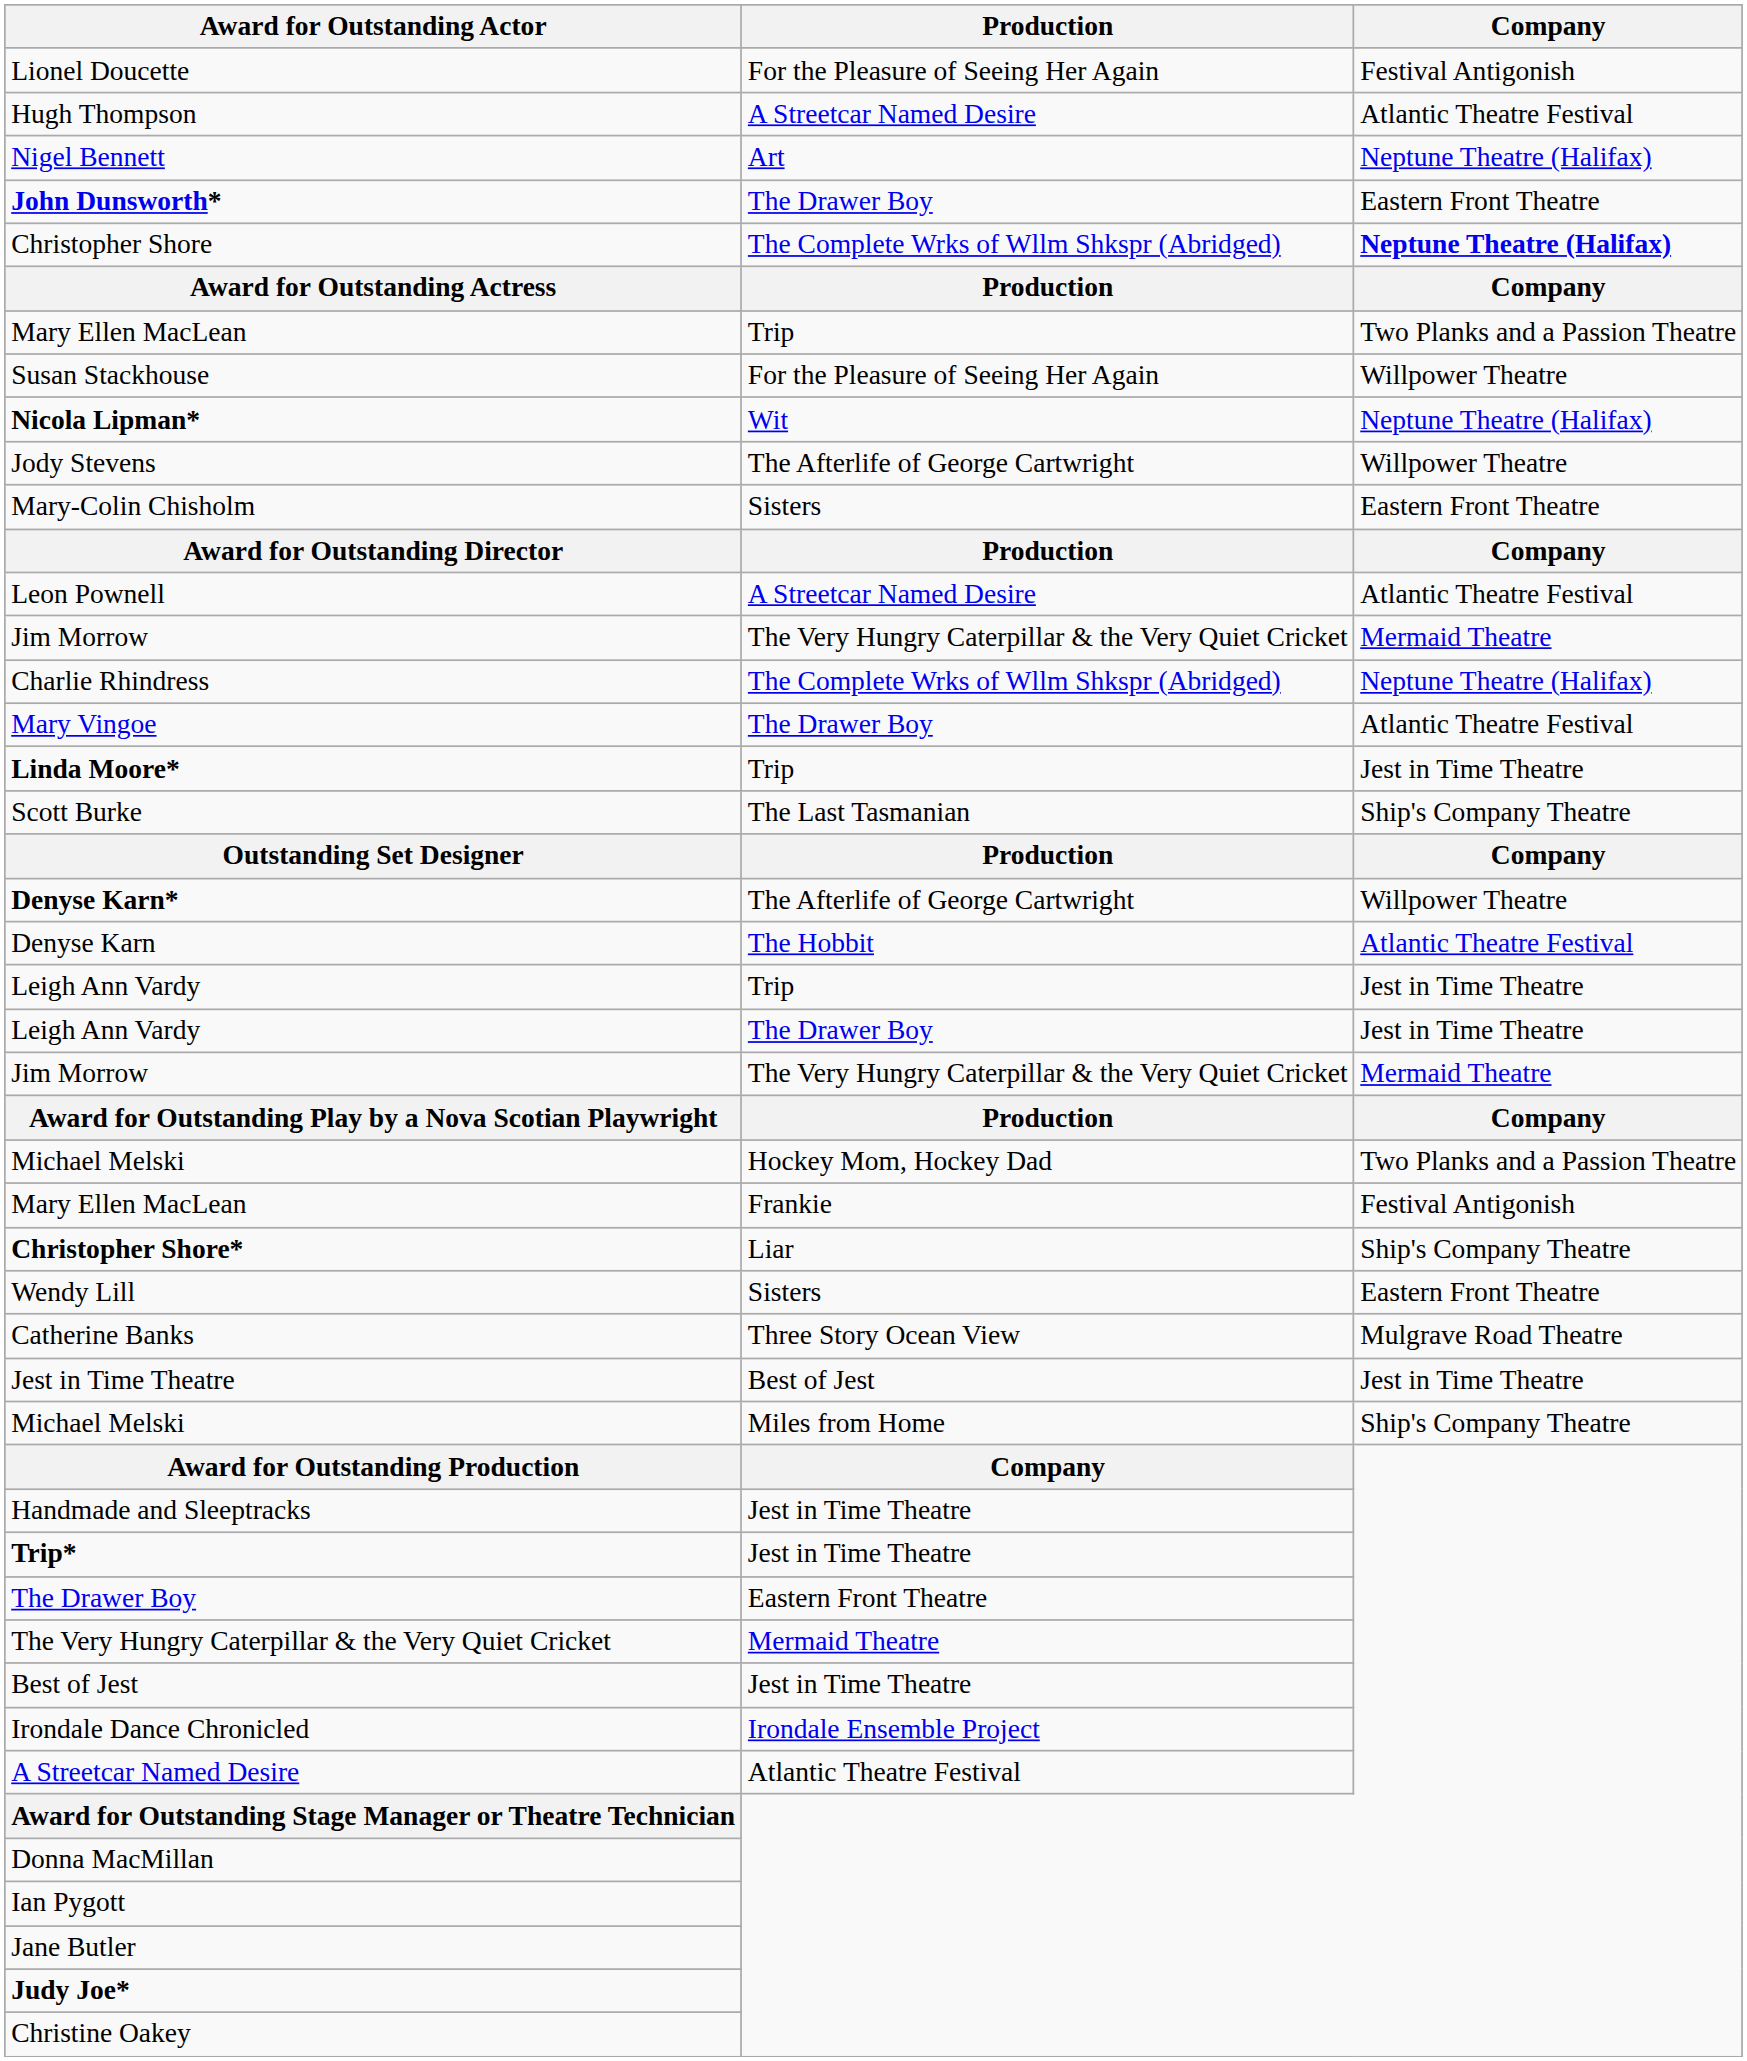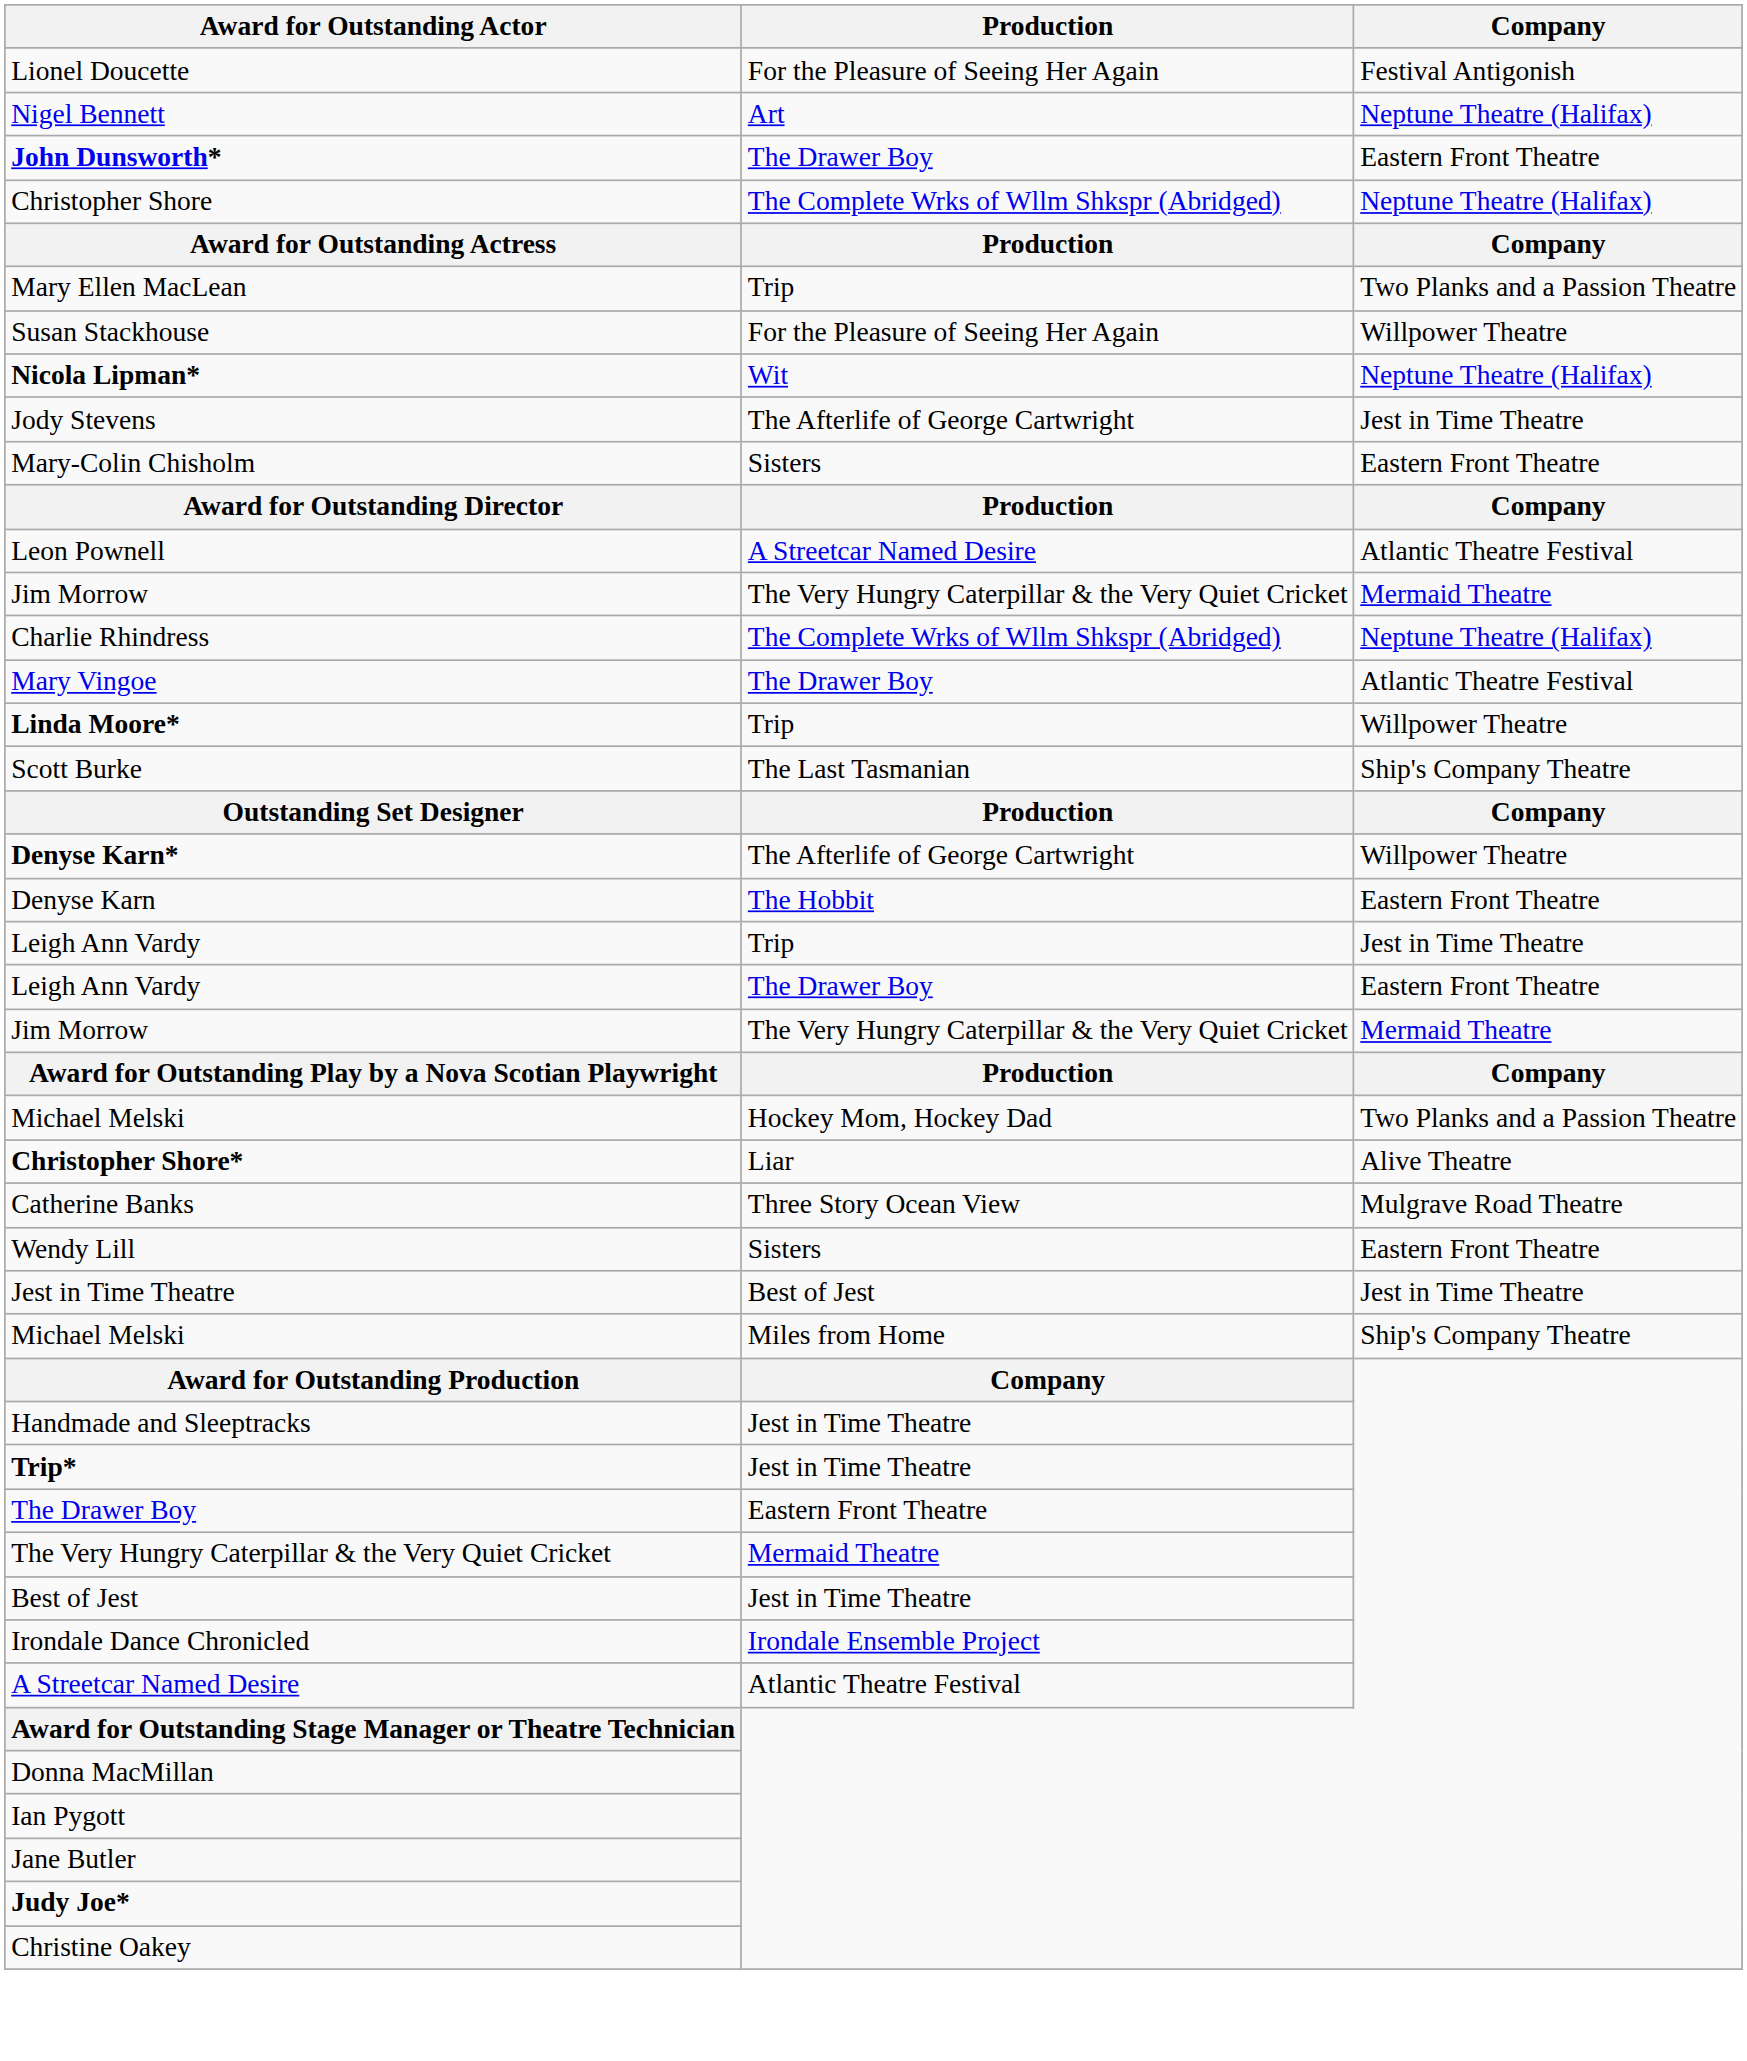- row: (104, 113)
(1516, 244) bold -> (1506, 200) normal
(1464, 462) Willpower Theatre -> (1472, 419) Jest in Time Theatre
(1472, 768) Jest in Time Theatre -> (1464, 724) Willpower Theatre
(1497, 942) Atlantic Theatre Festival -> (1480, 899) Eastern Front Theatre
(1472, 1030) Jest in Time Theatre -> (1480, 986) Eastern Front Theatre
- row: (129, 1204)
(1495, 1248) Ship's Company Theatre -> (1436, 1161) Alive Theatre
rows swapped: (103, 1335) <-> (73, 1292)
